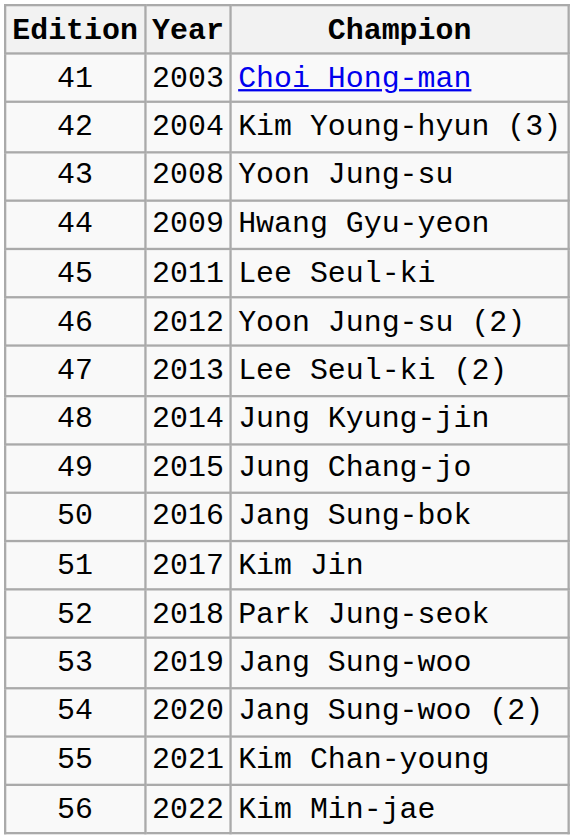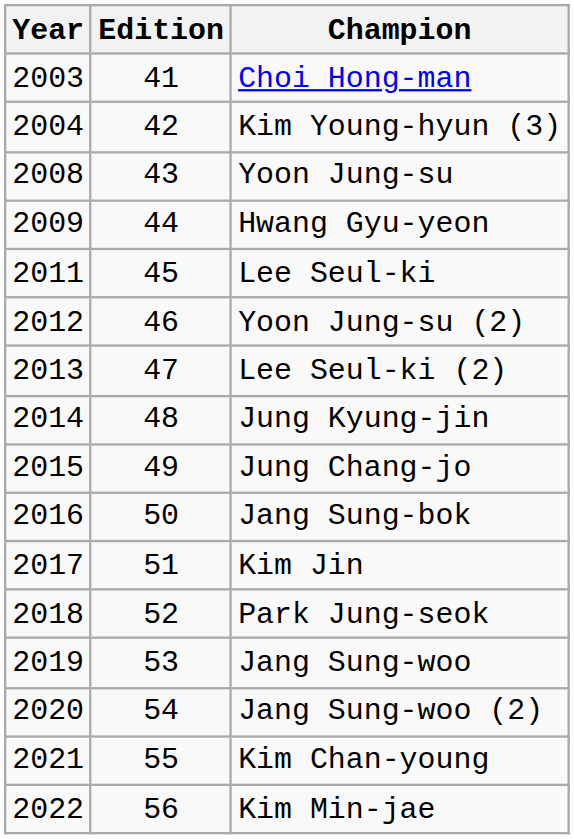columns swapped: (75, 30) <-> (188, 30)
